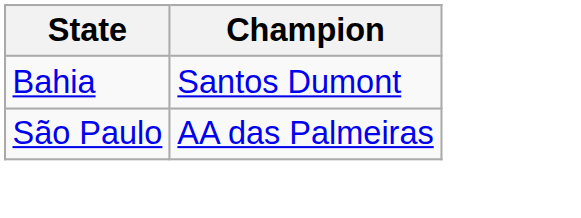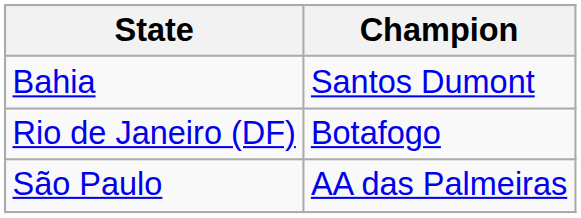+ row: (154, 133)
